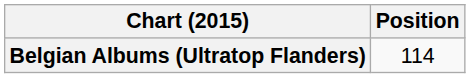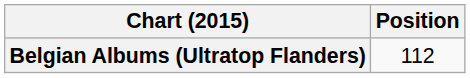(418, 55) 114 -> (418, 55) 112
